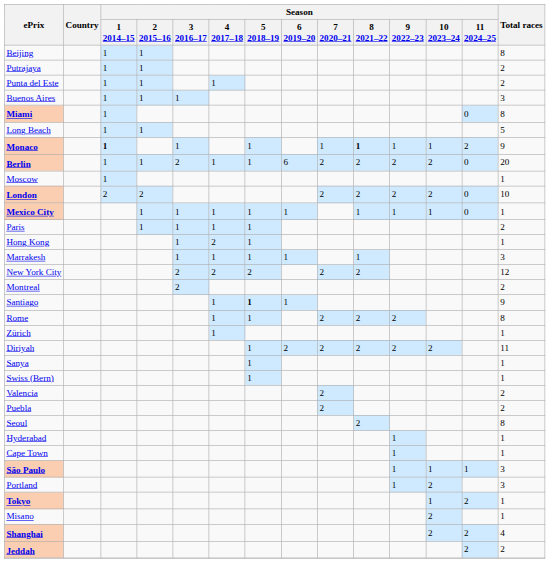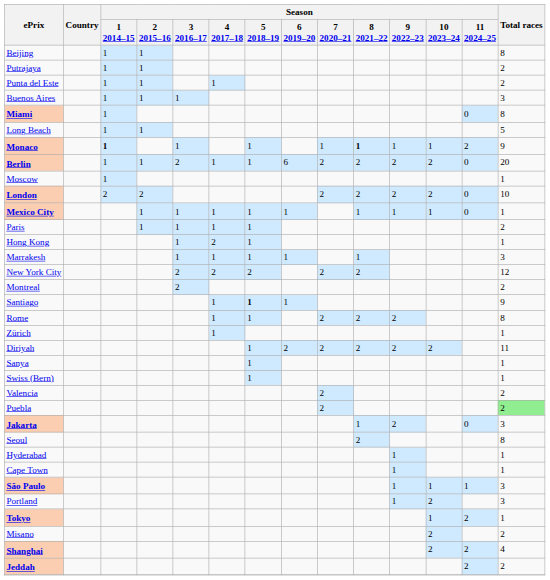(502, 408) no background -> (502, 408) lightgreen background
+ row: (22, 425)
(502, 517) 1 -> (502, 533) 2
